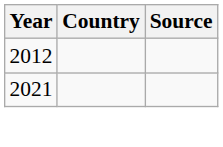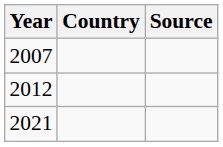+ row: (31, 55)
